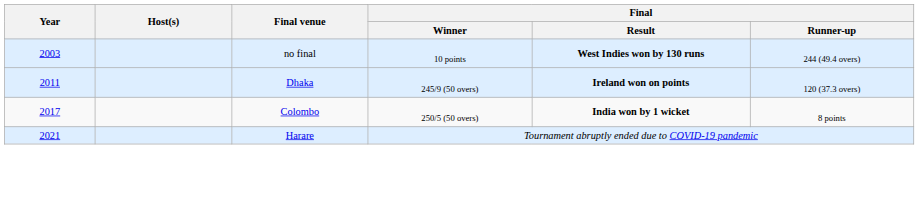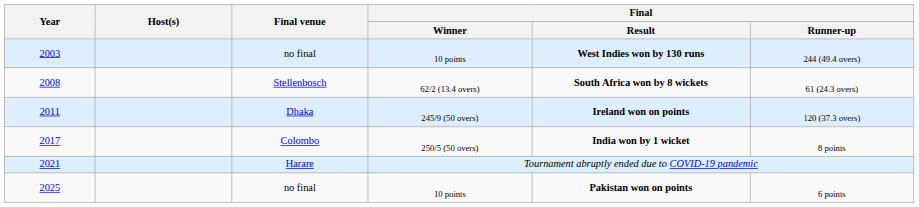+ row: (50, 83)
+ row: (50, 188)
